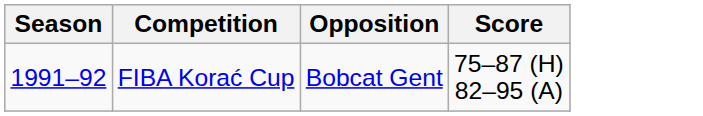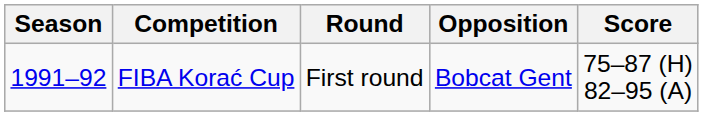+ column: (365, 24)
